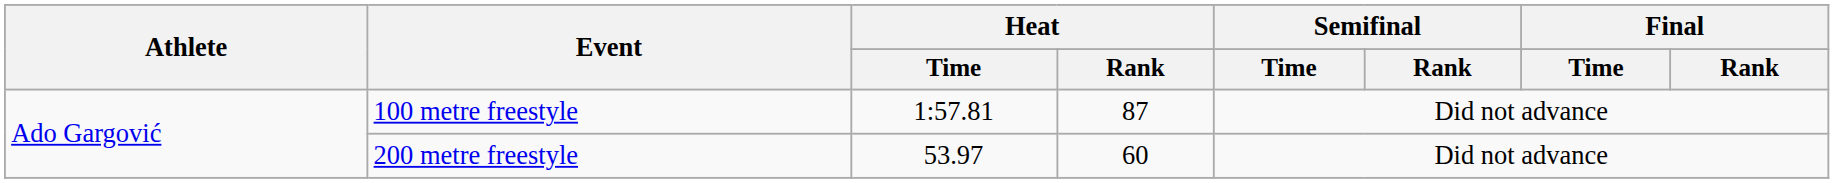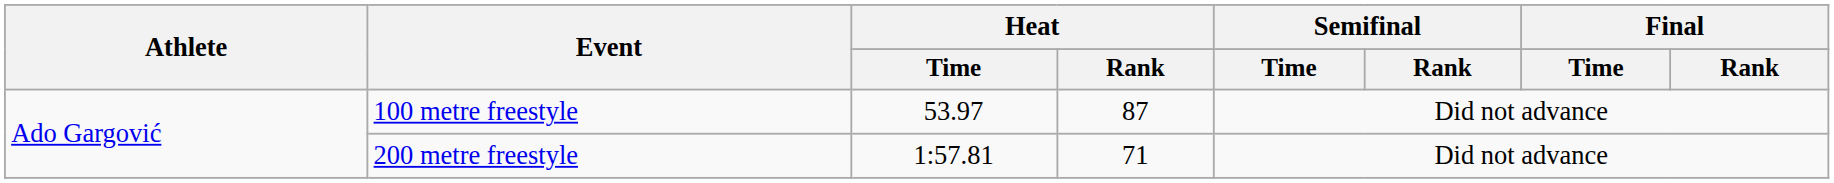(954, 111) 1:57.81 -> (954, 111) 53.97
(954, 155) 53.97 -> (954, 155) 1:57.81
(1135, 155) 60 -> (1135, 155) 71
